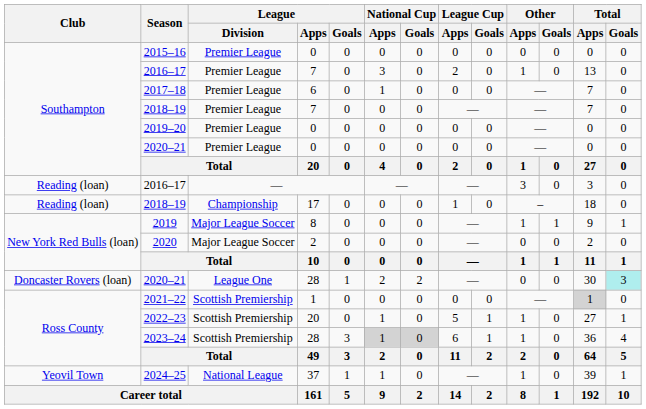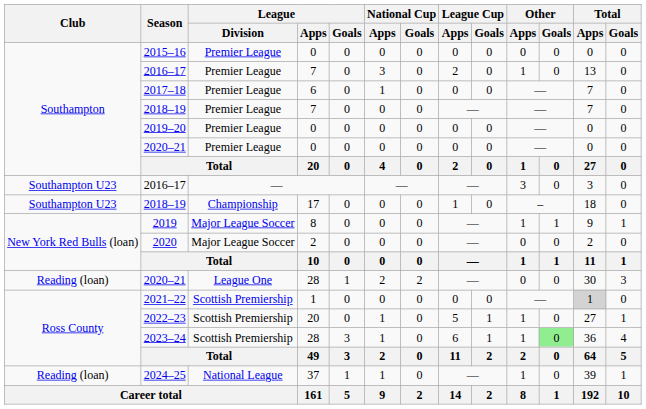(73, 185) Reading (loan) -> (73, 185) Southampton U23
(73, 204) Reading (loan) -> (73, 204) Southampton U23
(73, 280) Doncaster Rovers (loan) -> (73, 280) Reading (loan)
(624, 280) paleturquoise background -> (624, 280) no background
(382, 337) lightgrey background -> (382, 337) no background
(420, 337) lightgrey background -> (420, 337) no background
(556, 337) no background -> (556, 337) lightgreen background
(73, 375) Yeovil Town -> (73, 375) Reading (loan)
